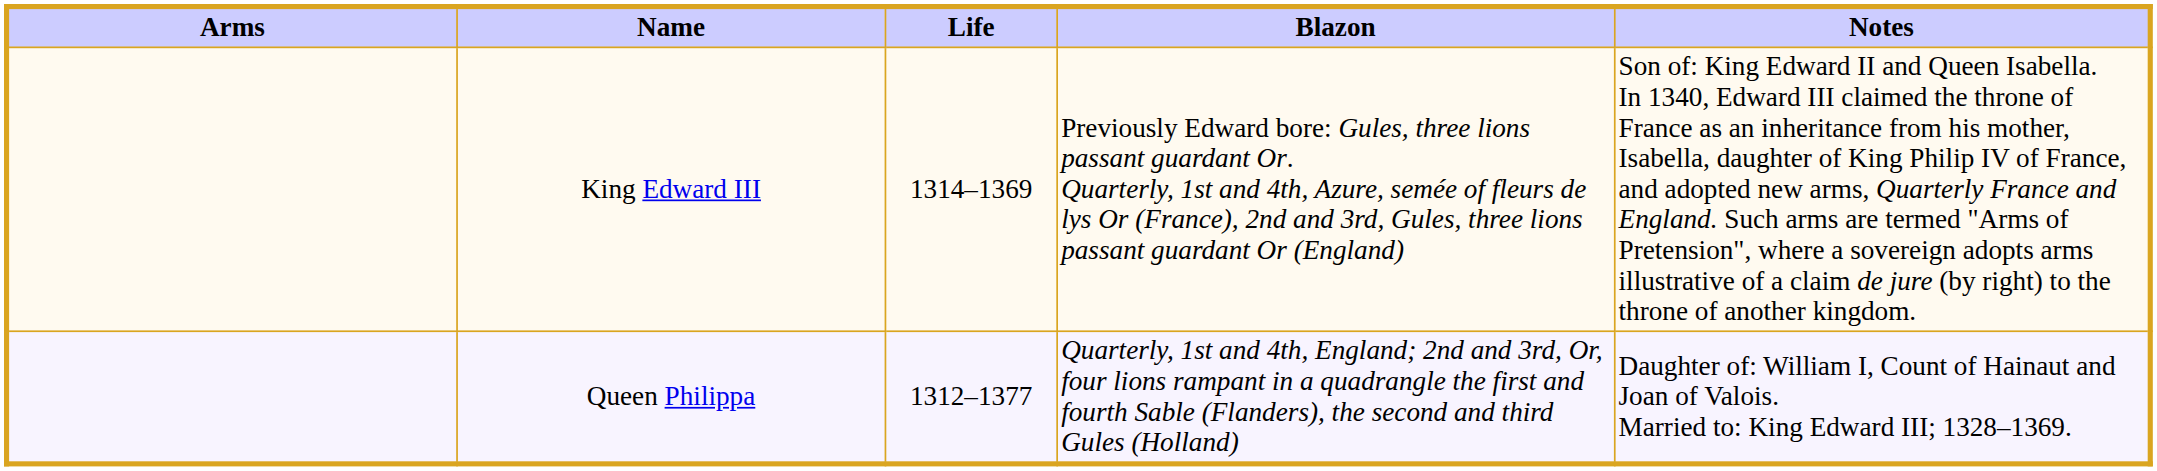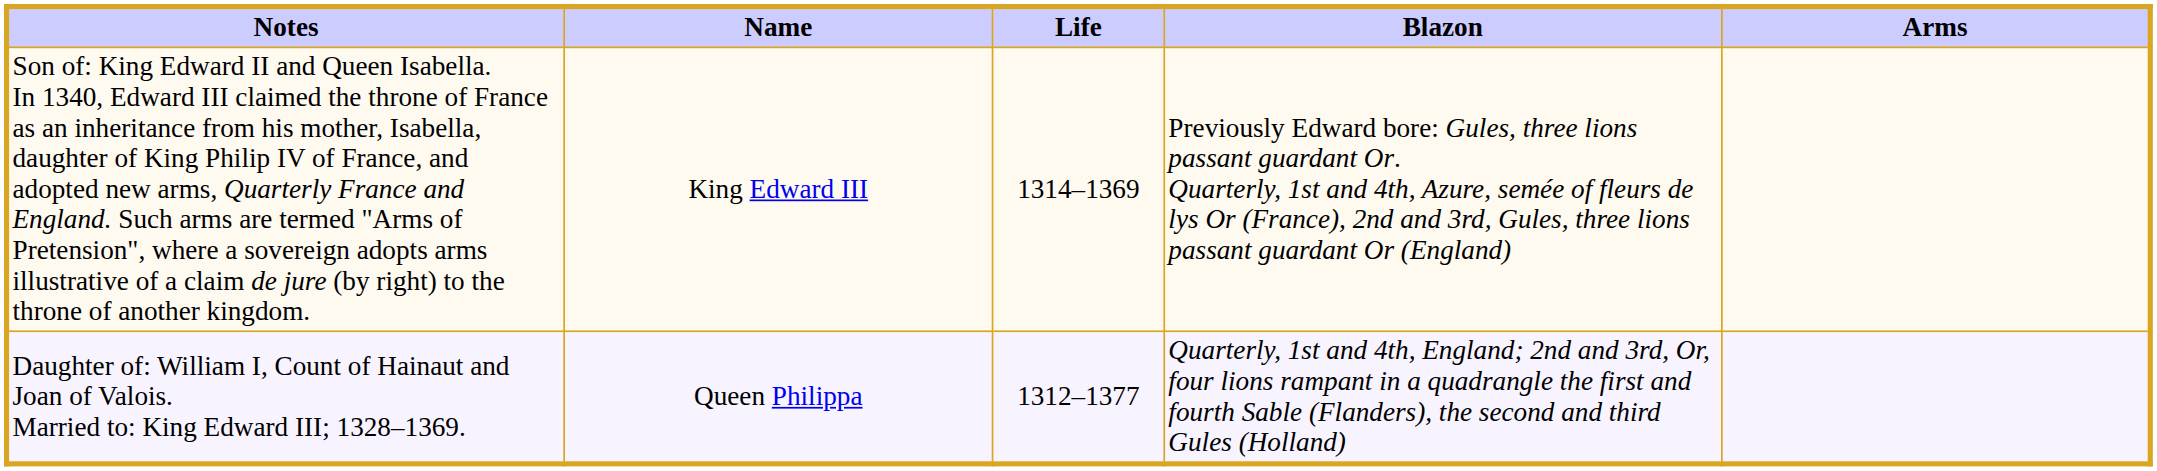columns swapped: (232, 27) <-> (1881, 27)
